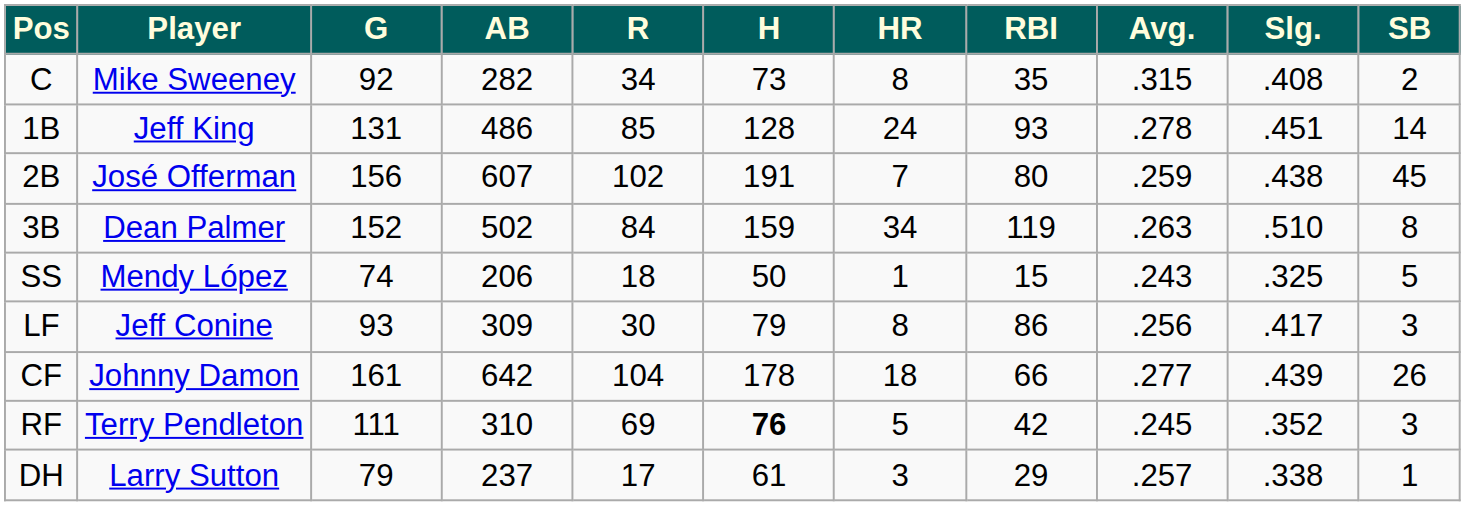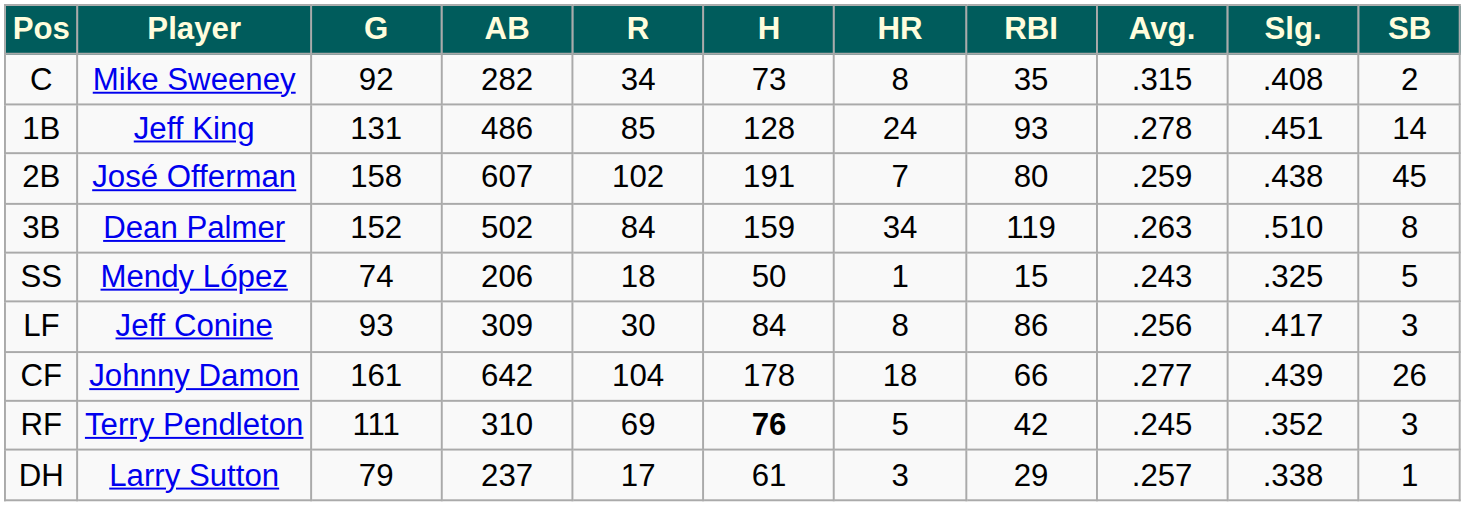(376, 177) 156 -> (376, 177) 158
(769, 326) 79 -> (769, 326) 84
